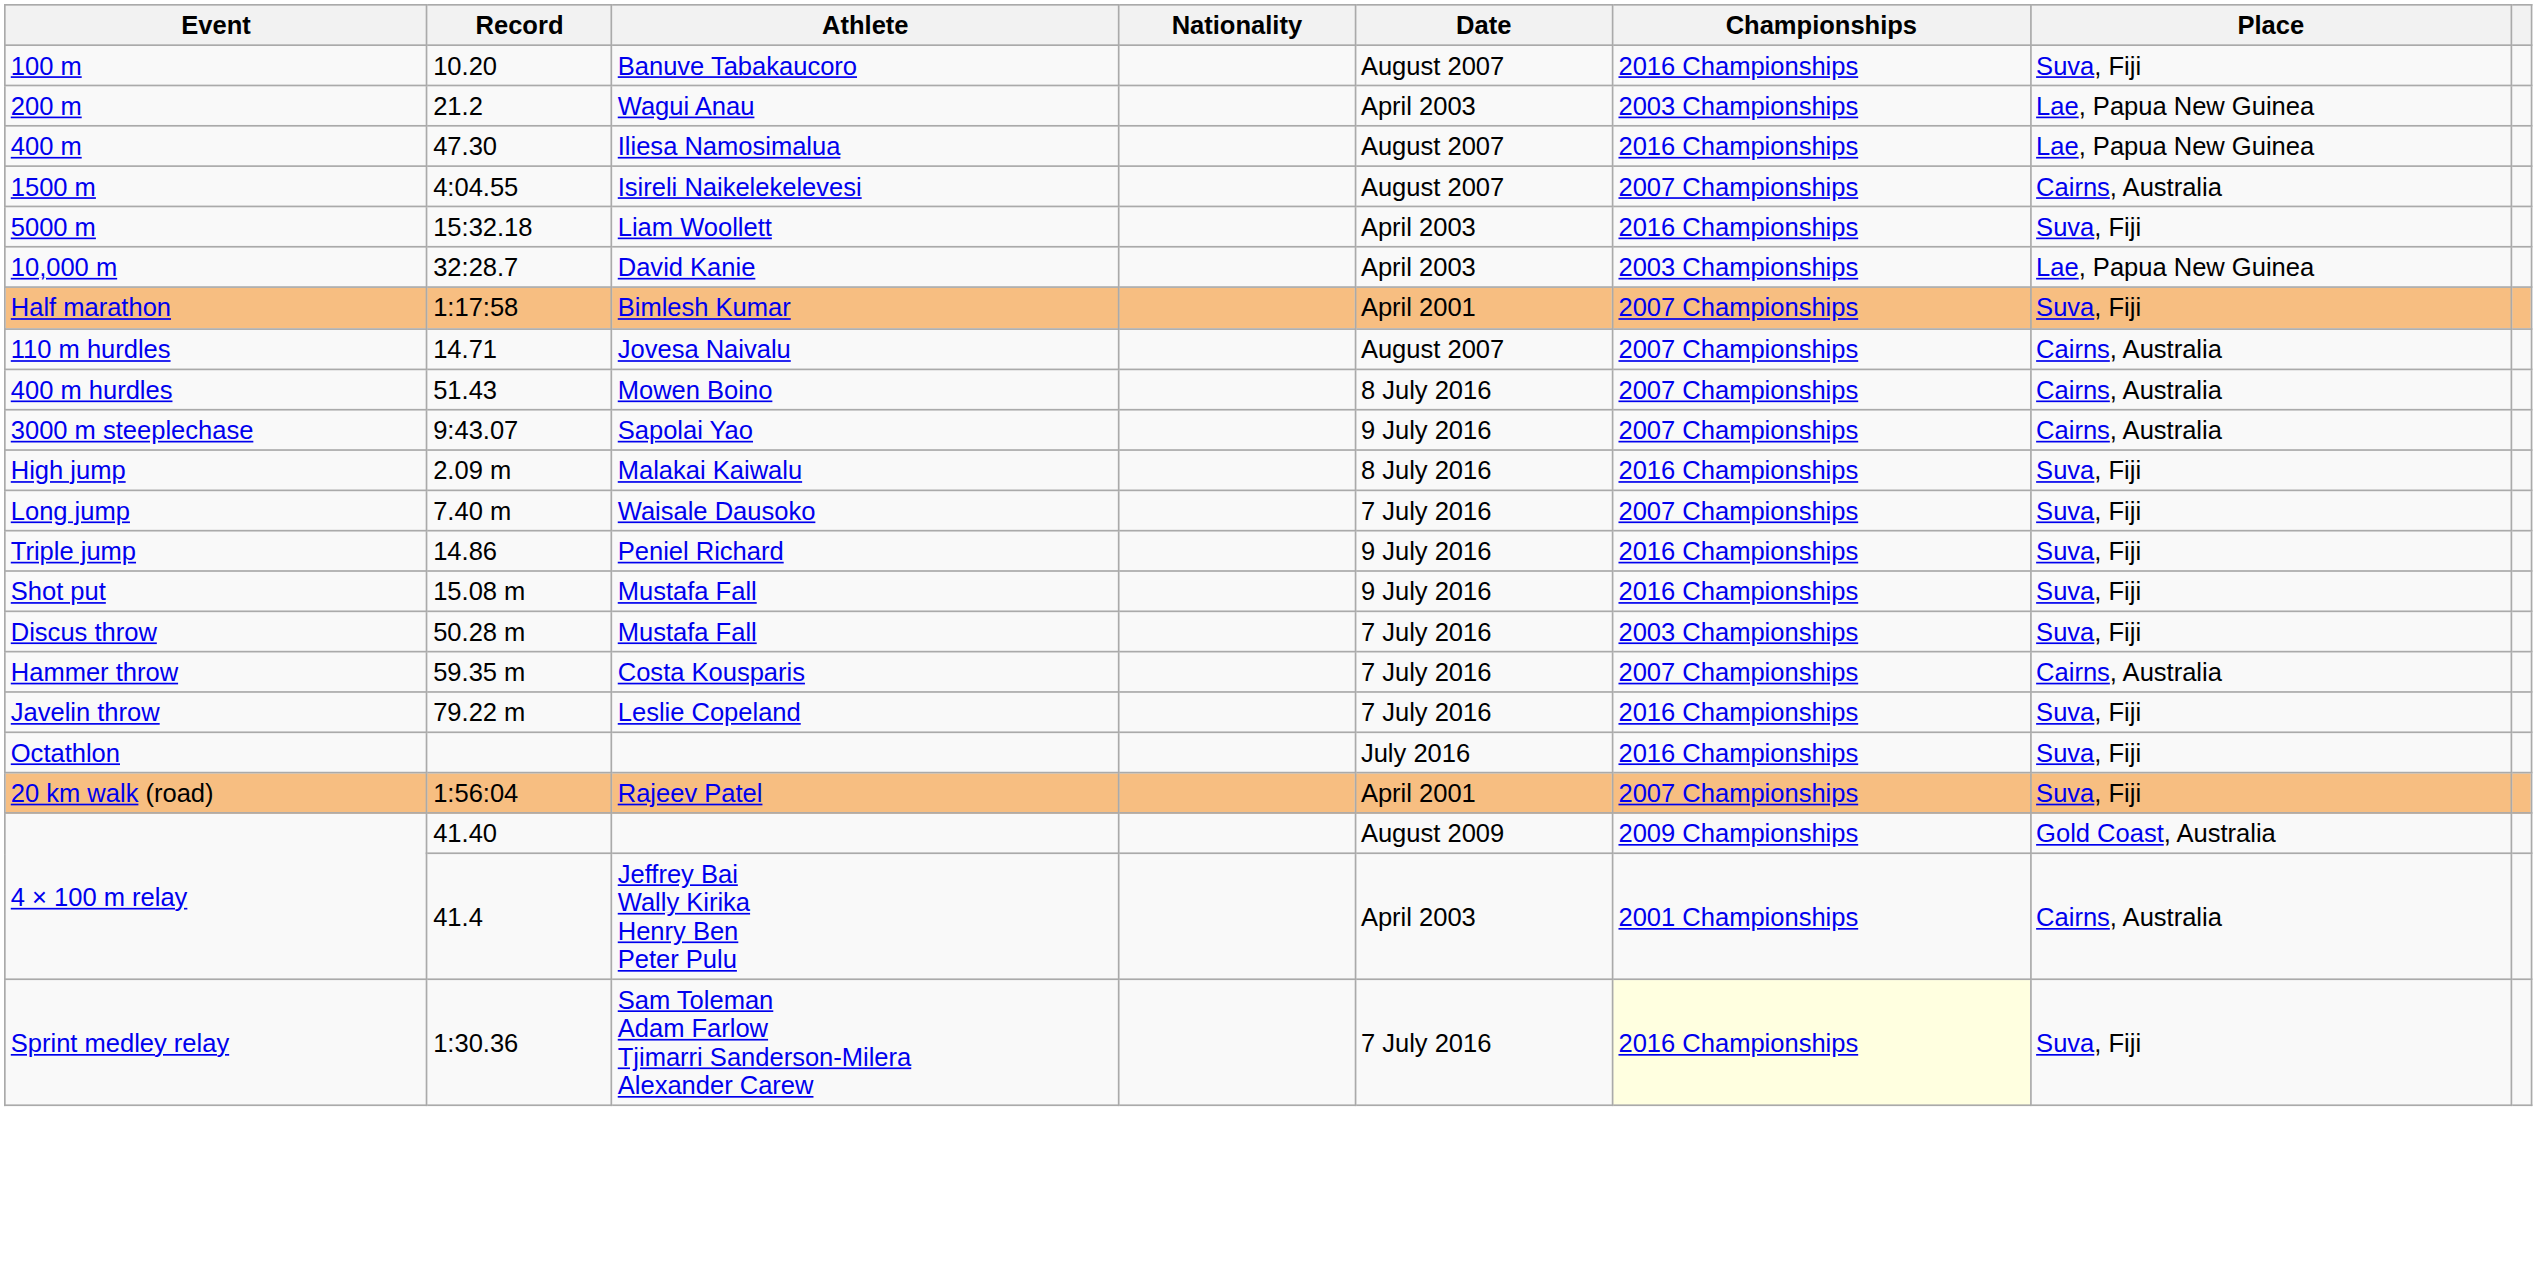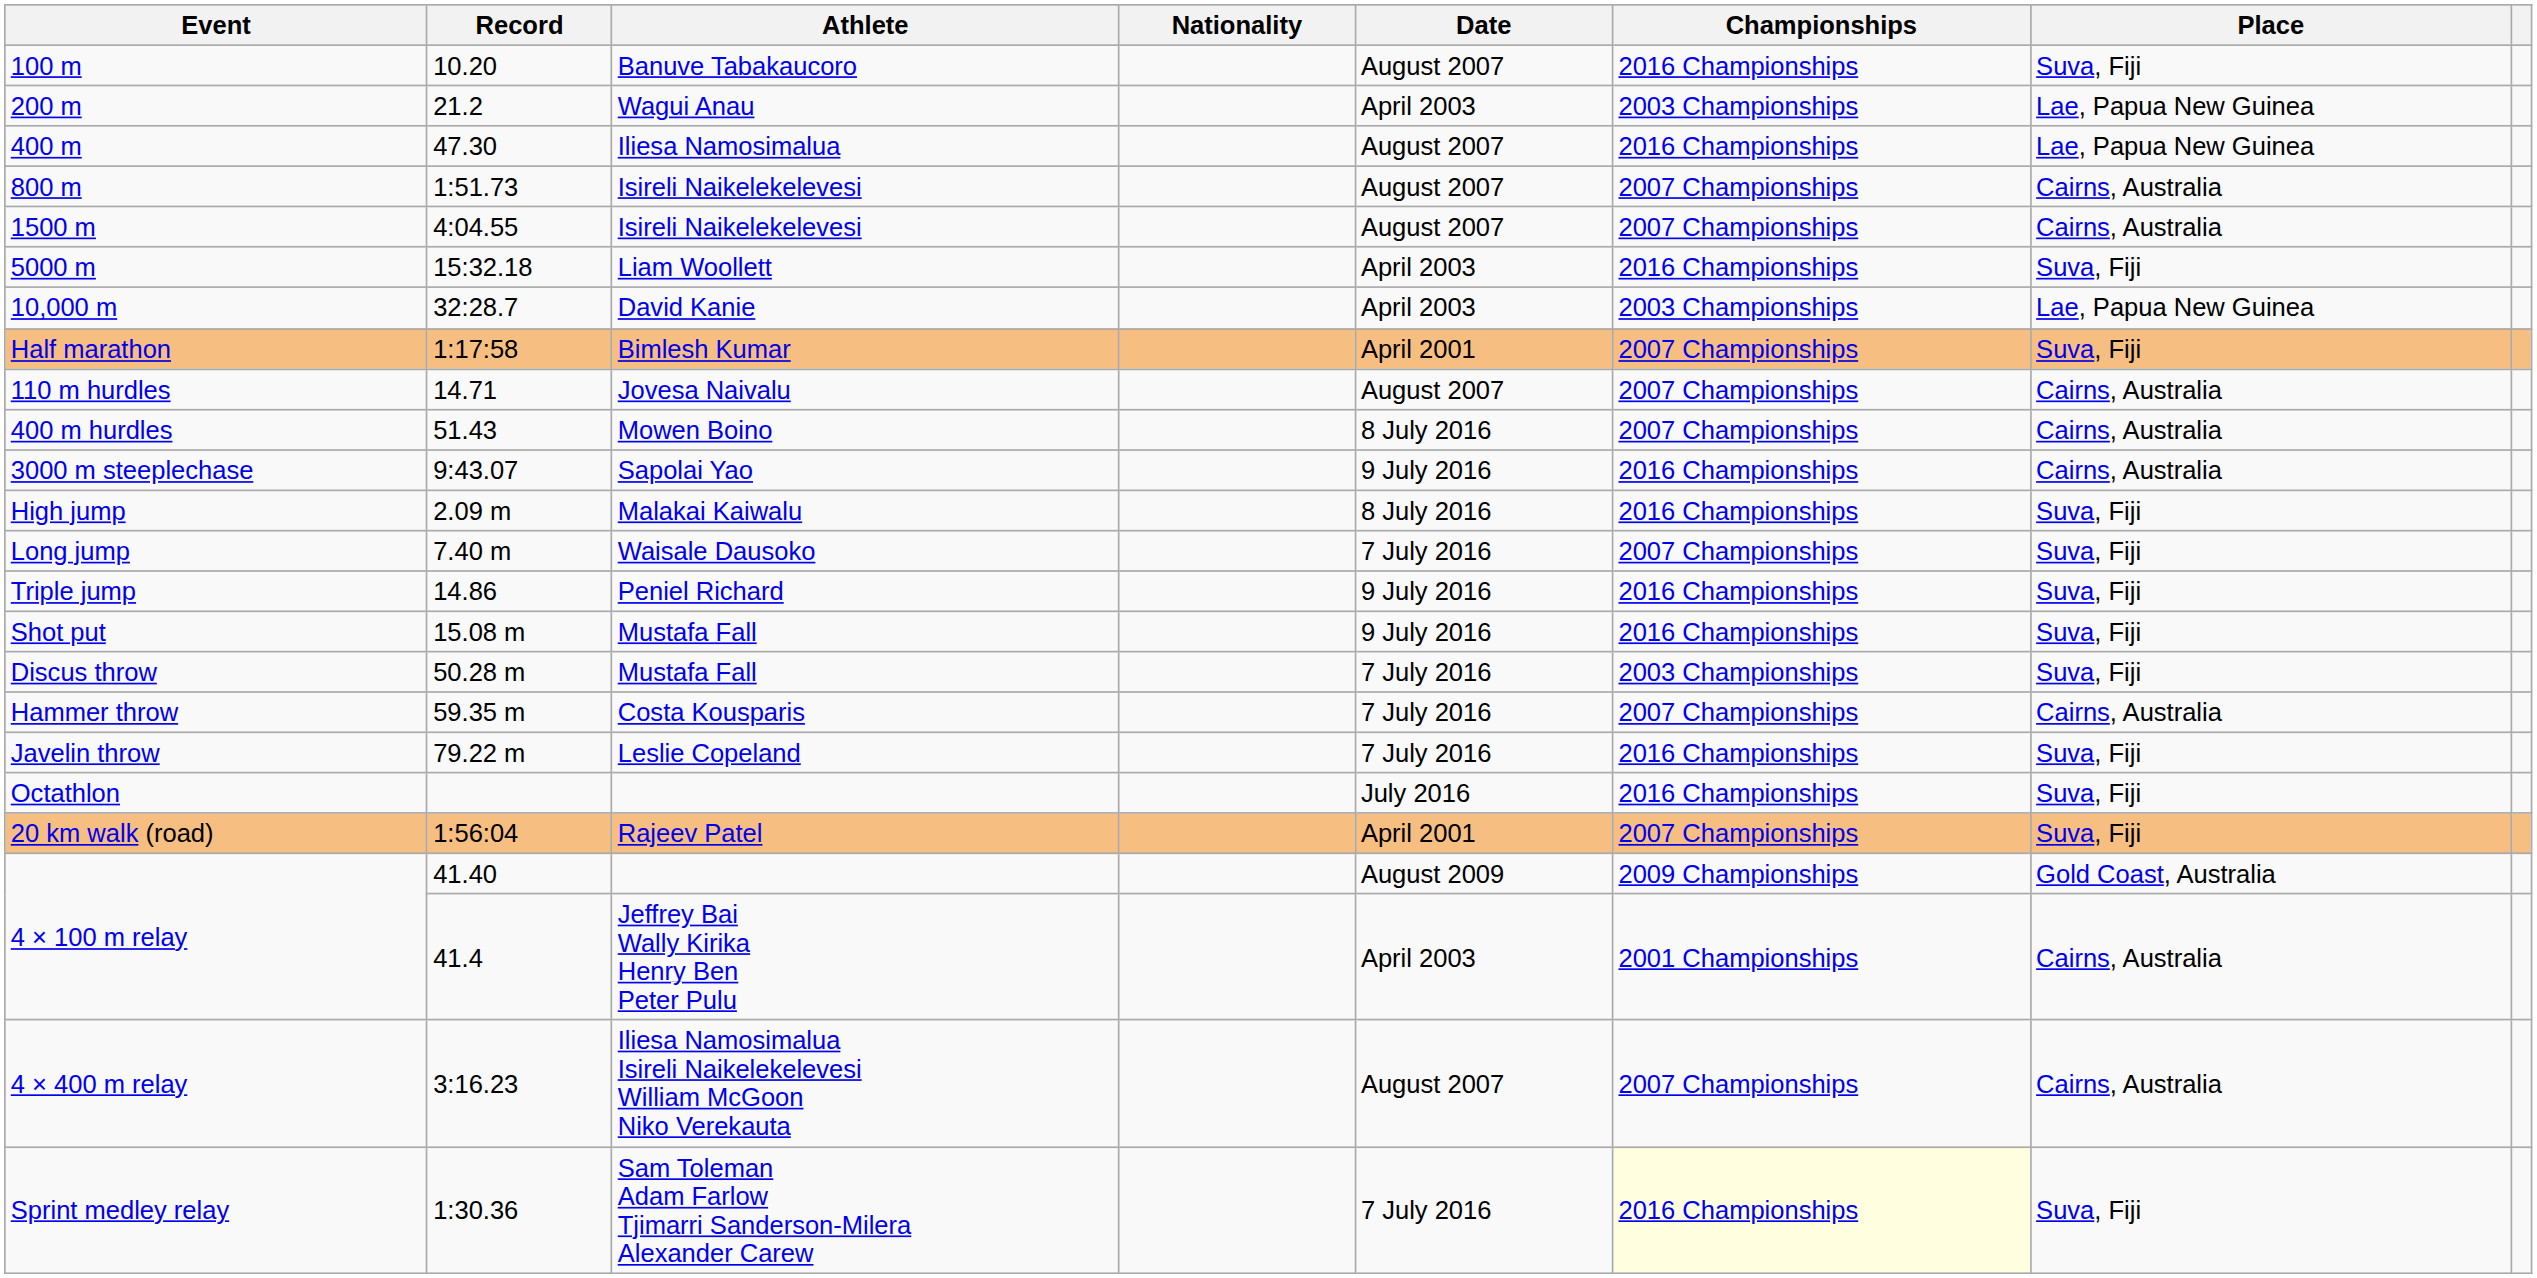+ row: (46, 187)
(1738, 429) 2007 Championships -> (1738, 470) 2016 Championships
+ row: (99, 1084)
